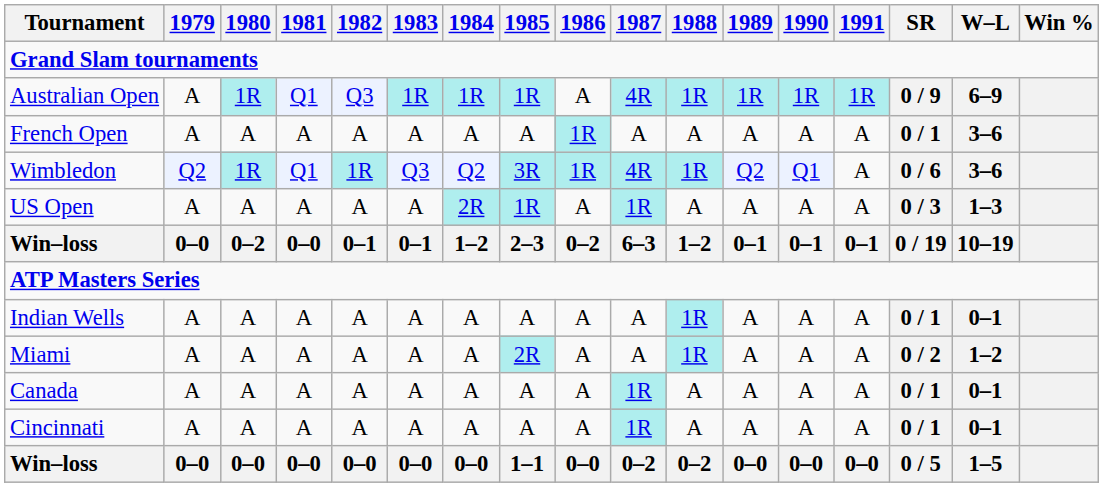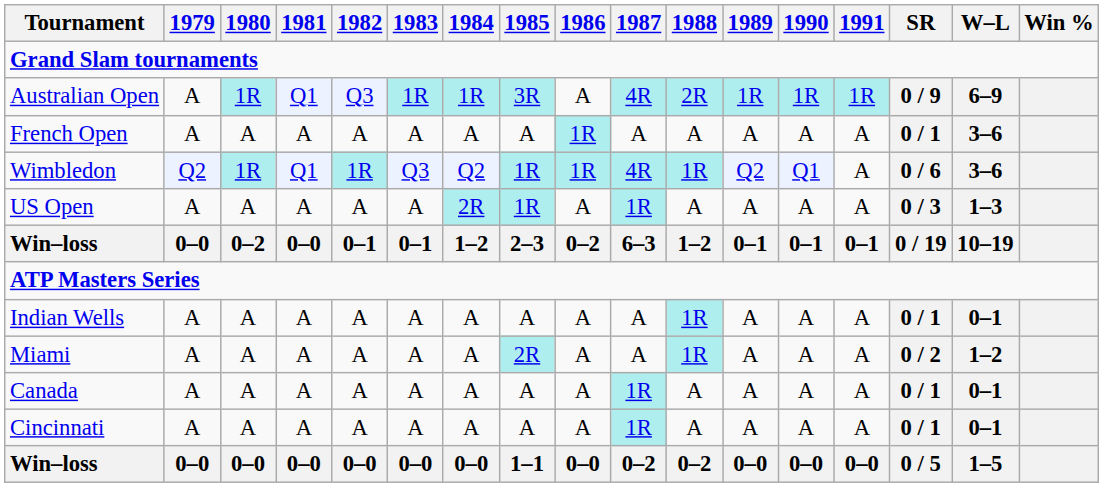(527, 95) 1R -> (527, 95) 3R
(694, 95) 1R -> (694, 95) 2R
(527, 169) 3R -> (527, 169) 1R
